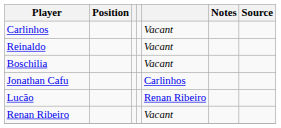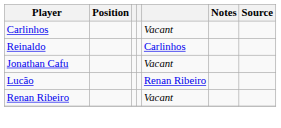(158, 47) Vacant -> (165, 47) Carlinhos
- row: (27, 64)
(165, 81) Carlinhos -> (158, 64) Vacant
